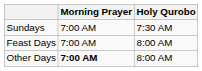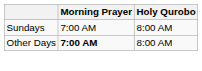(154, 27) 7:30 AM -> (154, 27) 8:00 AM
- row: (31, 43)
